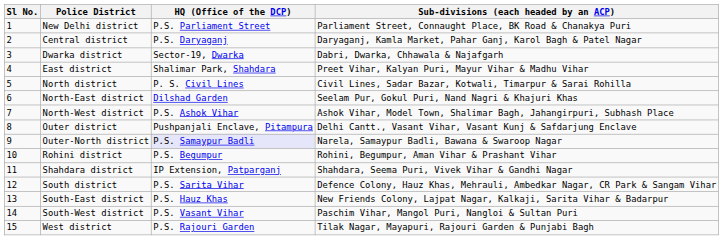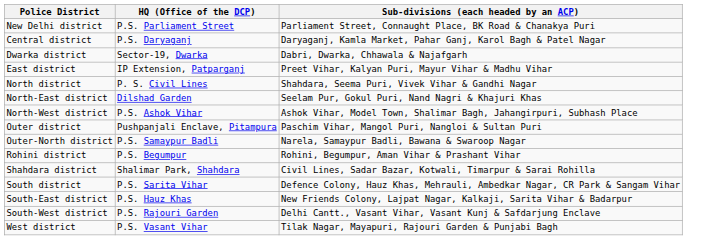- column: (22, 12)
(214, 69) Shalimar Park, Shahdara -> (181, 69) IP Extension, Patparganj
(474, 84) Civil Lines, Sadar Bazar, Kotwali, Timarpur & Sarai Rohilla -> (409, 84) Shahdara, Seema Puri, Vivek Vihar & Gandhi Nagar
(477, 127) Delhi Cantt., Vasant Vihar, Vasant Kunj & Safdarjung Enclave -> (411, 127) Paschim Vihar, Mangol Puri, Nangloi & Sultan Puri
(204, 141) lavender background -> (168, 141) no background
(217, 170) IP Extension, Patparganj -> (178, 170) Shalimar Park, Shahdara
(445, 170) Shahdara, Seema Puri, Vivek Vihar & Gandhi Nagar -> (438, 170) Civil Lines, Sadar Bazar, Kotwali, Timarpur & Sarai Rohilla
(198, 213) P.S. Vasant Vihar -> (168, 213) P.S. Rajouri Garden
(448, 213) Paschim Vihar, Mangol Puri, Nangloi & Sultan Puri -> (441, 213) Delhi Cantt., Vasant Vihar, Vasant Kunj & Safdarjung Enclave
(204, 228) P.S. Rajouri Garden -> (162, 228) P.S. Vasant Vihar
